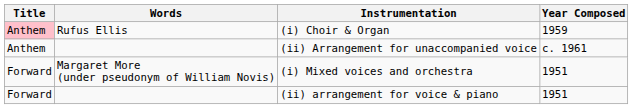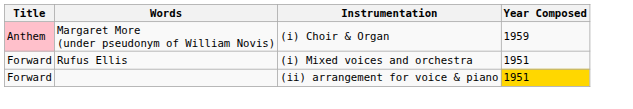(92, 30) Rufus Ellis -> (166, 37) Margaret More (under pseudonym of William Novis)
- row: (409, 48)
(166, 71) Margaret More (under pseudonym of William Novis) -> (92, 60) Rufus Ellis
(555, 95) no background -> (516, 78) gold background
